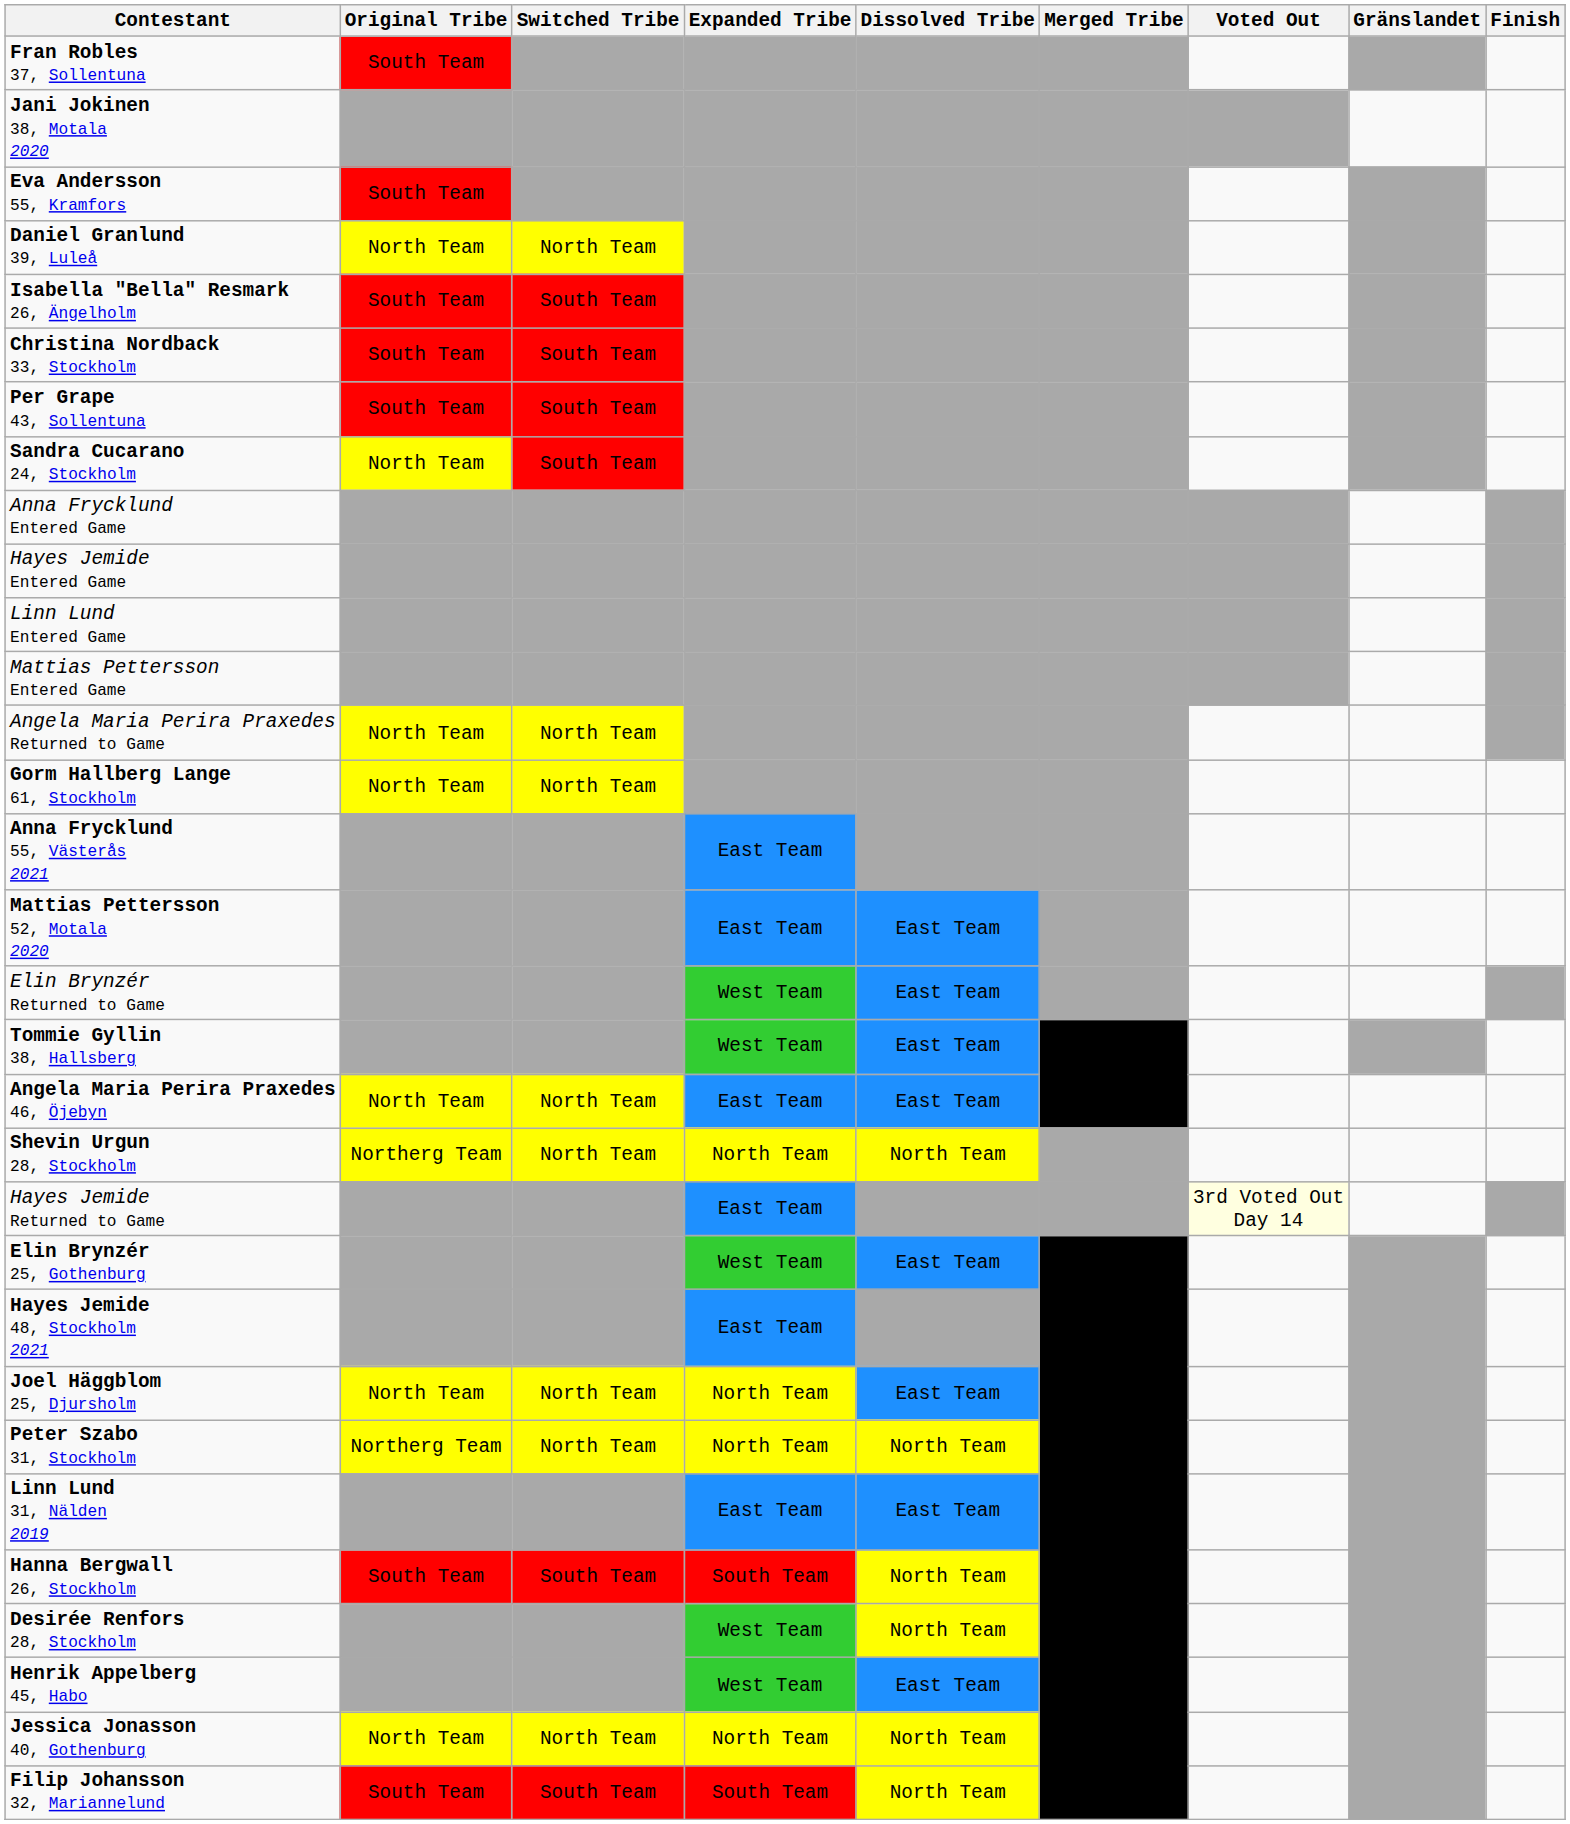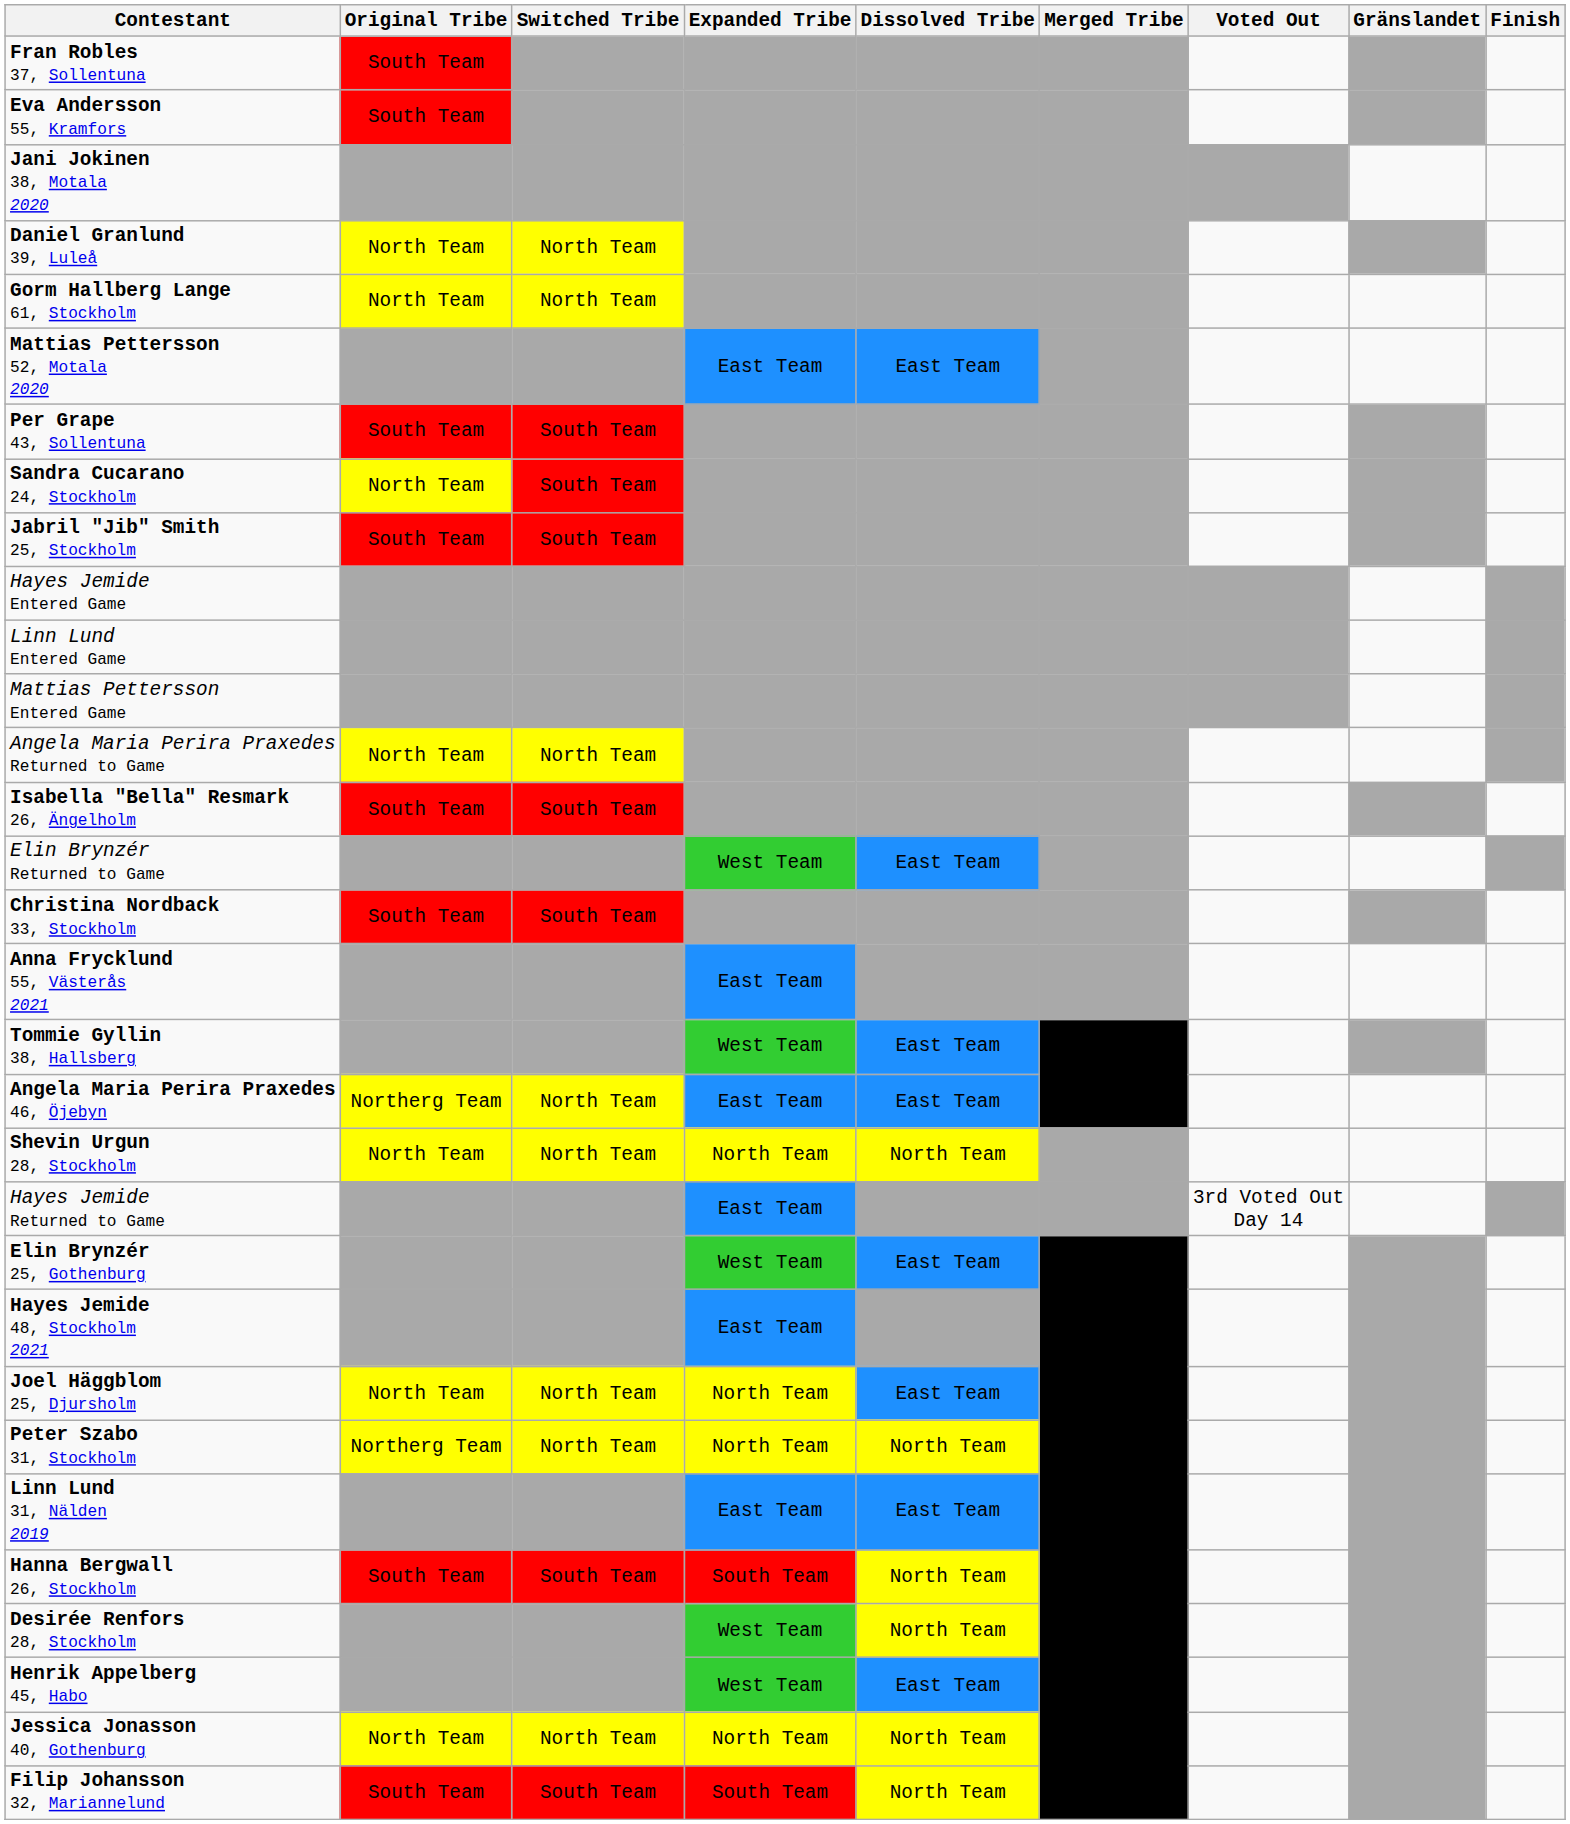rows swapped: (80, 128) <-> (86, 193)
rows swapped: (150, 301) <-> (120, 786)
rows swapped: (115, 354) <-> (115, 927)
+ row: (115, 539)
- row: (91, 516)
rows swapped: (91, 851) <-> (88, 992)
(426, 1101) North Team -> (426, 1101) Northerg Team
(426, 1155) Northerg Team -> (426, 1155) North Team
(1268, 1209) lightyellow background -> (1268, 1209) no background
